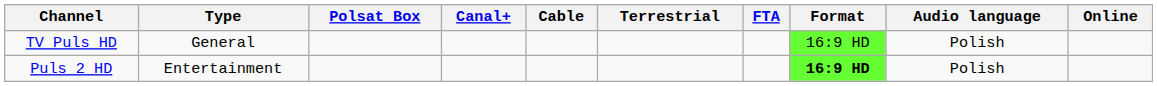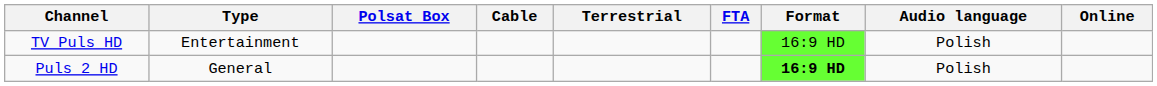- column: (483, 17)
(223, 43) General -> (240, 43) Entertainment
(223, 68) Entertainment -> (240, 68) General
